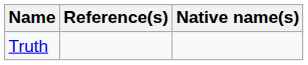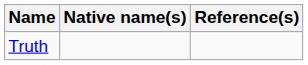columns swapped: (238, 18) <-> (116, 18)
